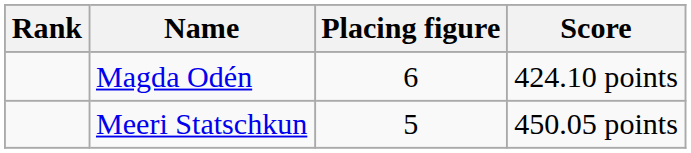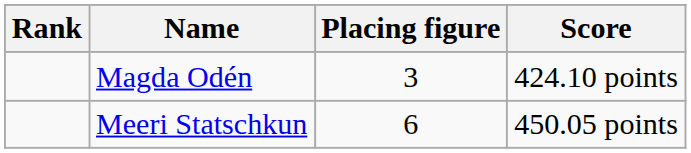(411, 76) 6 -> (411, 76) 3
(411, 123) 5 -> (411, 123) 6
